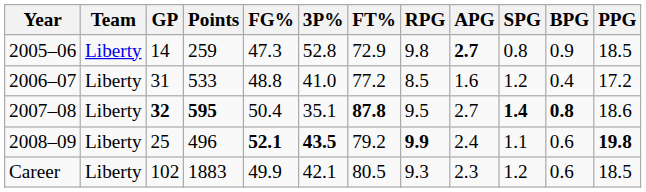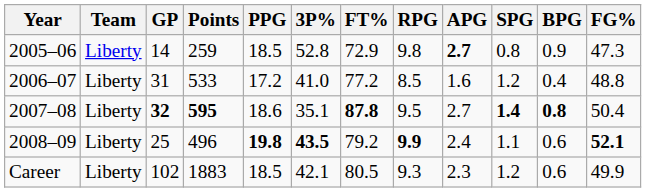columns swapped: (271, 19) <-> (617, 19)
